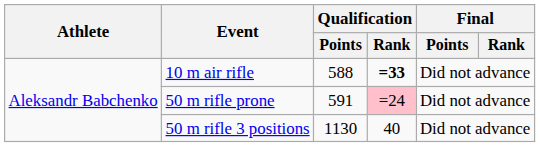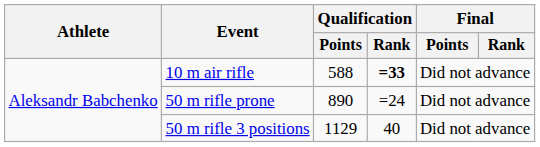(341, 100) 591 -> (341, 100) 890
(392, 100) pink background -> (392, 100) no background
(341, 128) 1130 -> (341, 128) 1129
